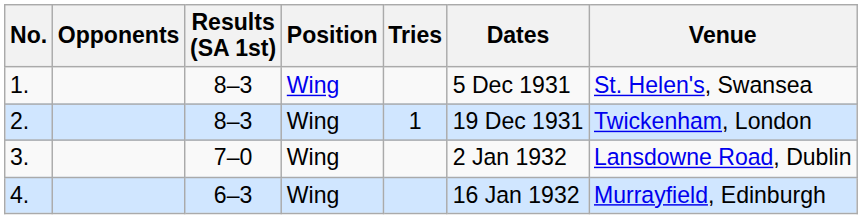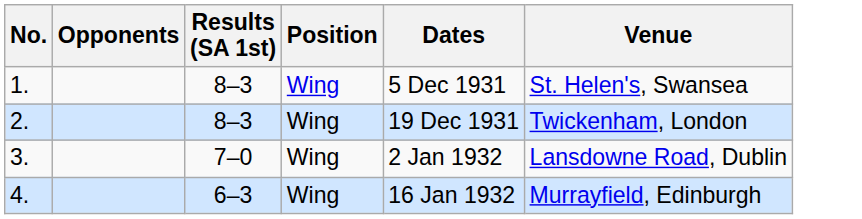- column: (415, 35)
